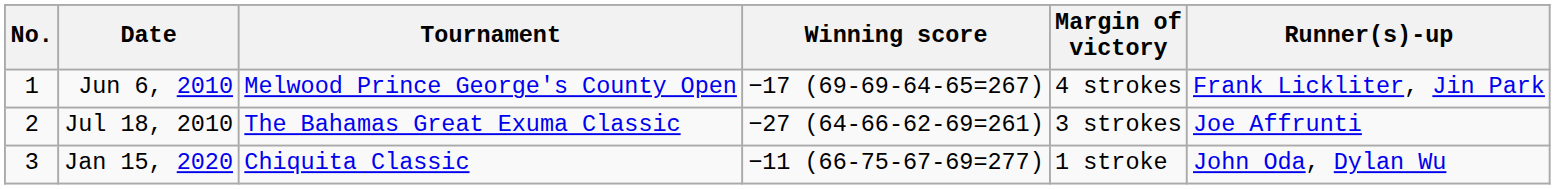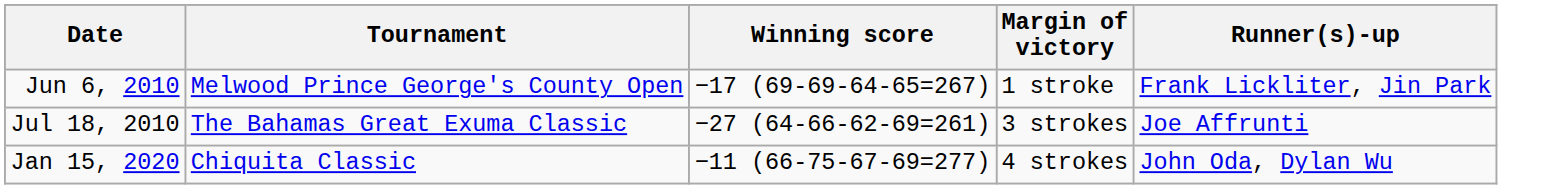- column: (32, 38)
(1118, 89) 4 strokes -> (1058, 89) 1 stroke
(1111, 164) 1 stroke -> (1065, 164) 4 strokes
